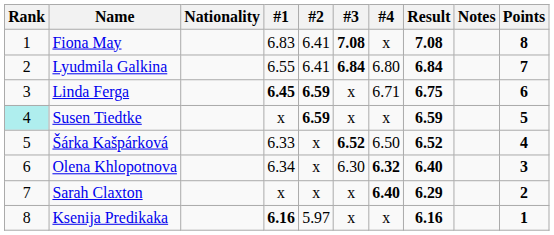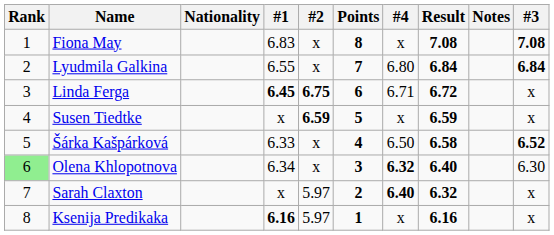columns swapped: (351, 17) <-> (524, 17)
(316, 42) 6.41 -> (316, 42) x
(316, 67) 6.41 -> (316, 67) x
(316, 92) 6.59 -> (316, 92) 6.75
(429, 92) 6.75 -> (443, 92) 6.72
(27, 117) paleturquoise background -> (27, 117) no background
(429, 142) 6.52 -> (443, 142) 6.58
(27, 167) no background -> (27, 167) lightgreen background
(316, 192) x -> (316, 192) 5.97
(429, 192) 6.29 -> (443, 192) 6.32
